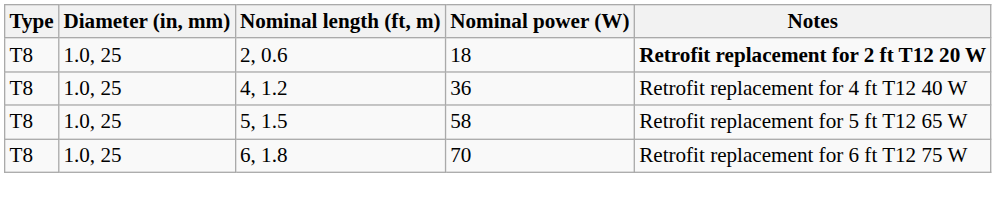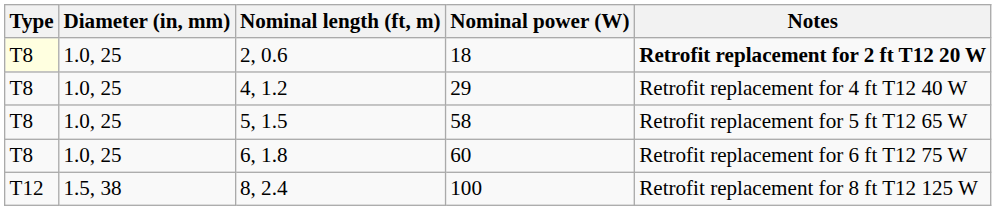(21, 54) no background -> (21, 54) lightyellow background
(461, 88) 36 -> (461, 88) 29
(461, 155) 70 -> (461, 155) 60
+ row: (264, 188)
